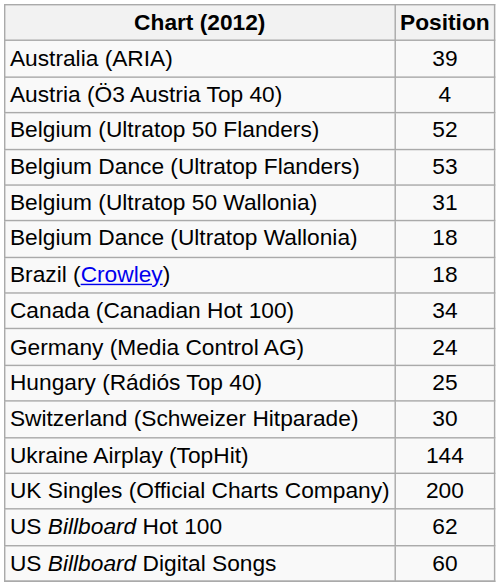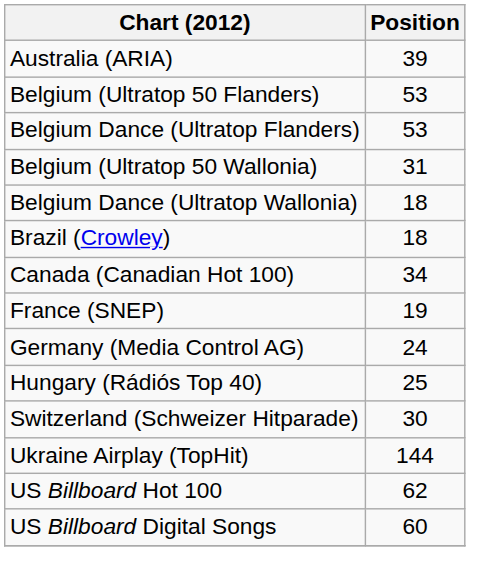- row: (146, 94)
(445, 130) 52 -> (415, 94) 53
+ row: (87, 310)
- row: (200, 490)
